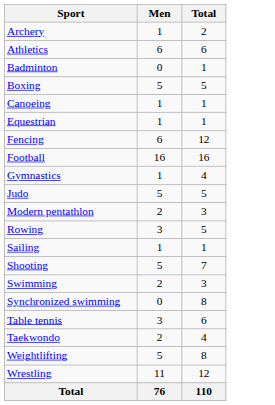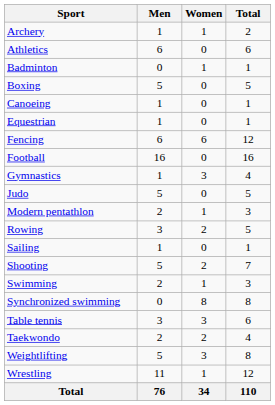+ column: (204, 13)
